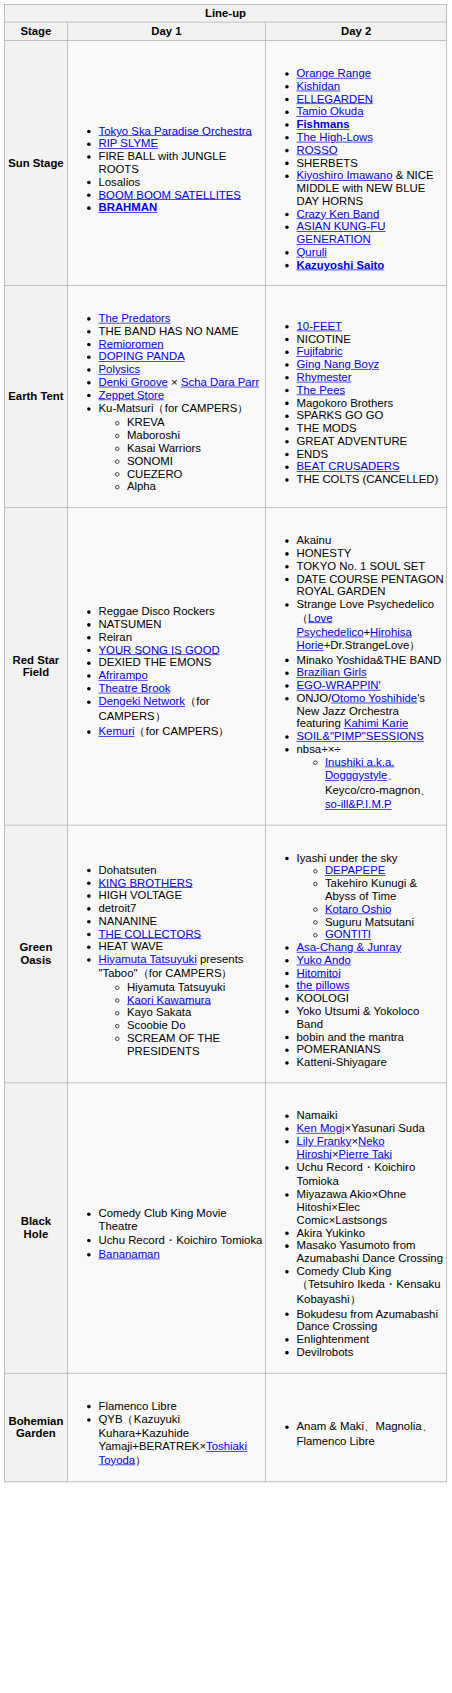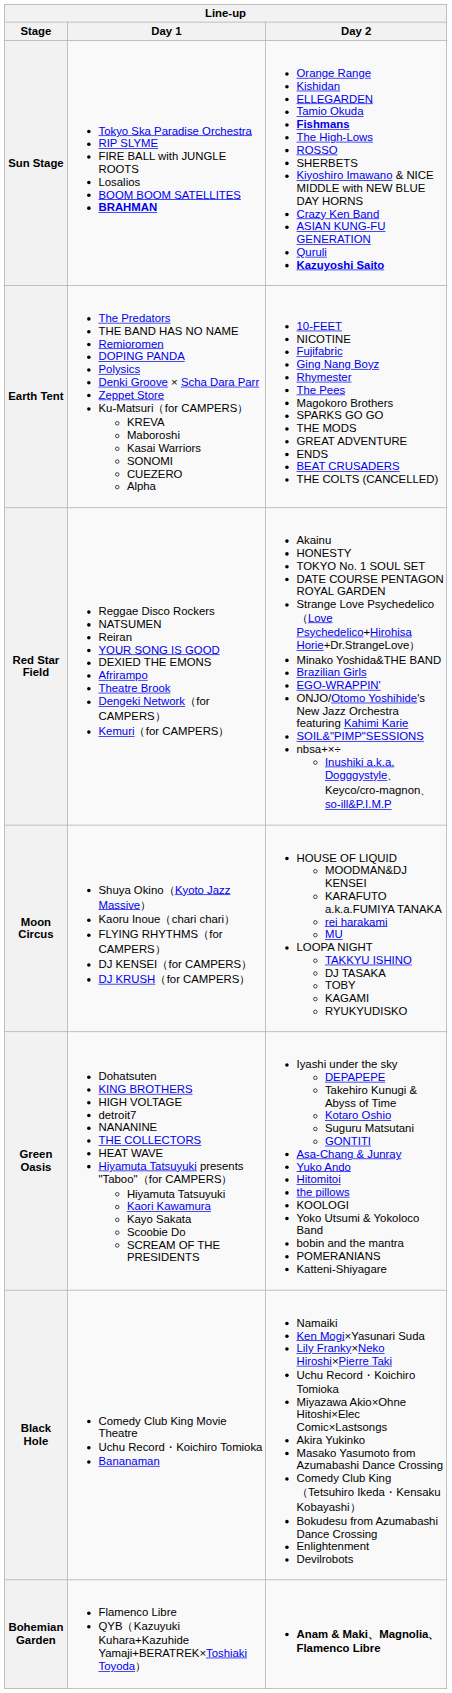+ row: (36, 928)
(356, 1434) normal -> (356, 1641) bold
